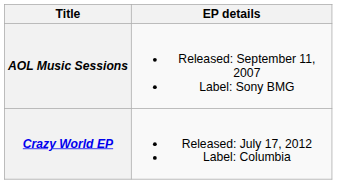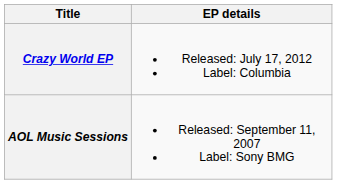rows swapped: (68, 66) <-> (68, 143)
